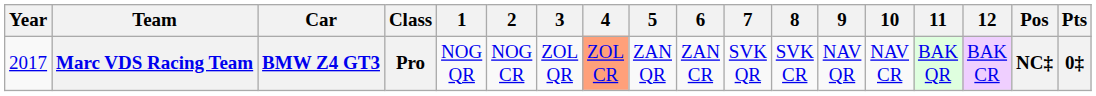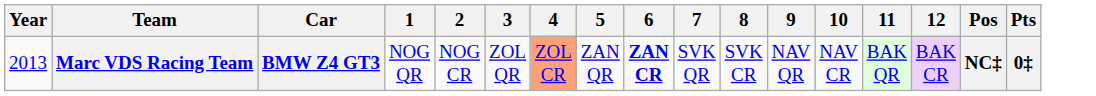- column: (411, 20)
(28, 63) 2017 -> (28, 63) 2013
(700, 63) normal -> (649, 63) bold
